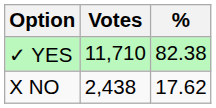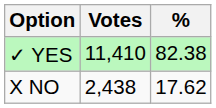(115, 53) 11,710 -> (115, 53) 11,410
